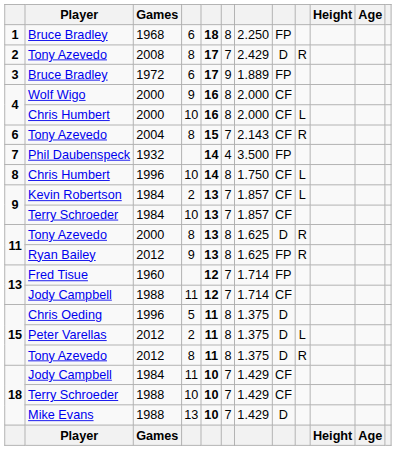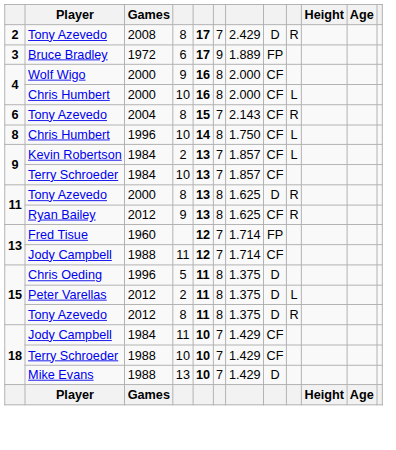- row: (15, 35)
- row: (15, 155)
(283, 255) FP -> (275, 215) CF
